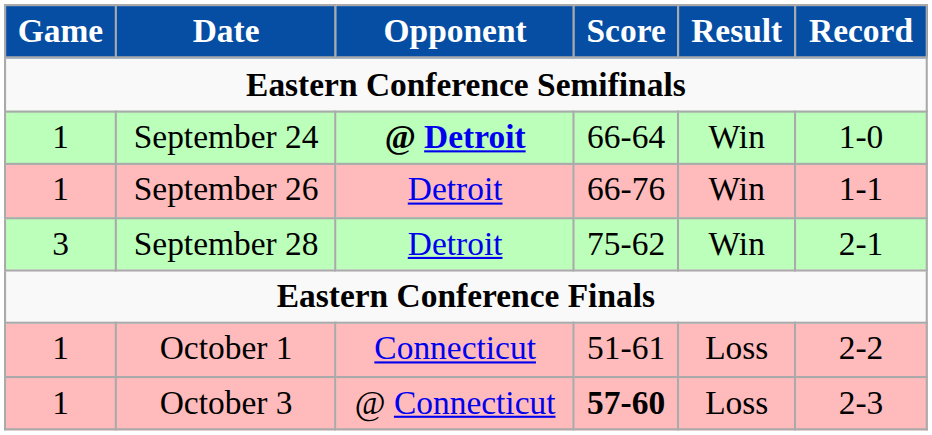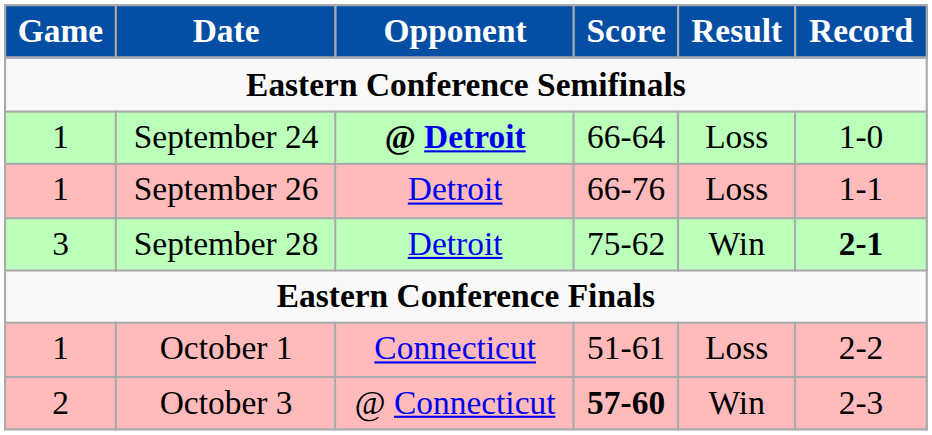(737, 137) Win -> (737, 137) Loss
(737, 190) Win -> (737, 190) Loss
(861, 243) normal -> (861, 243) bold
(60, 402) 1 -> (60, 402) 2
(737, 402) Loss -> (737, 402) Win
